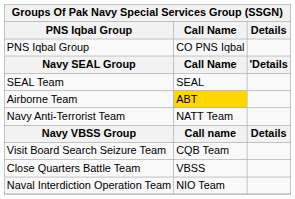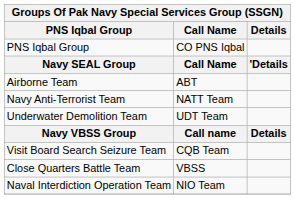- row: (35, 82)
(187, 99) gold background -> (187, 82) no background
+ row: (77, 116)
